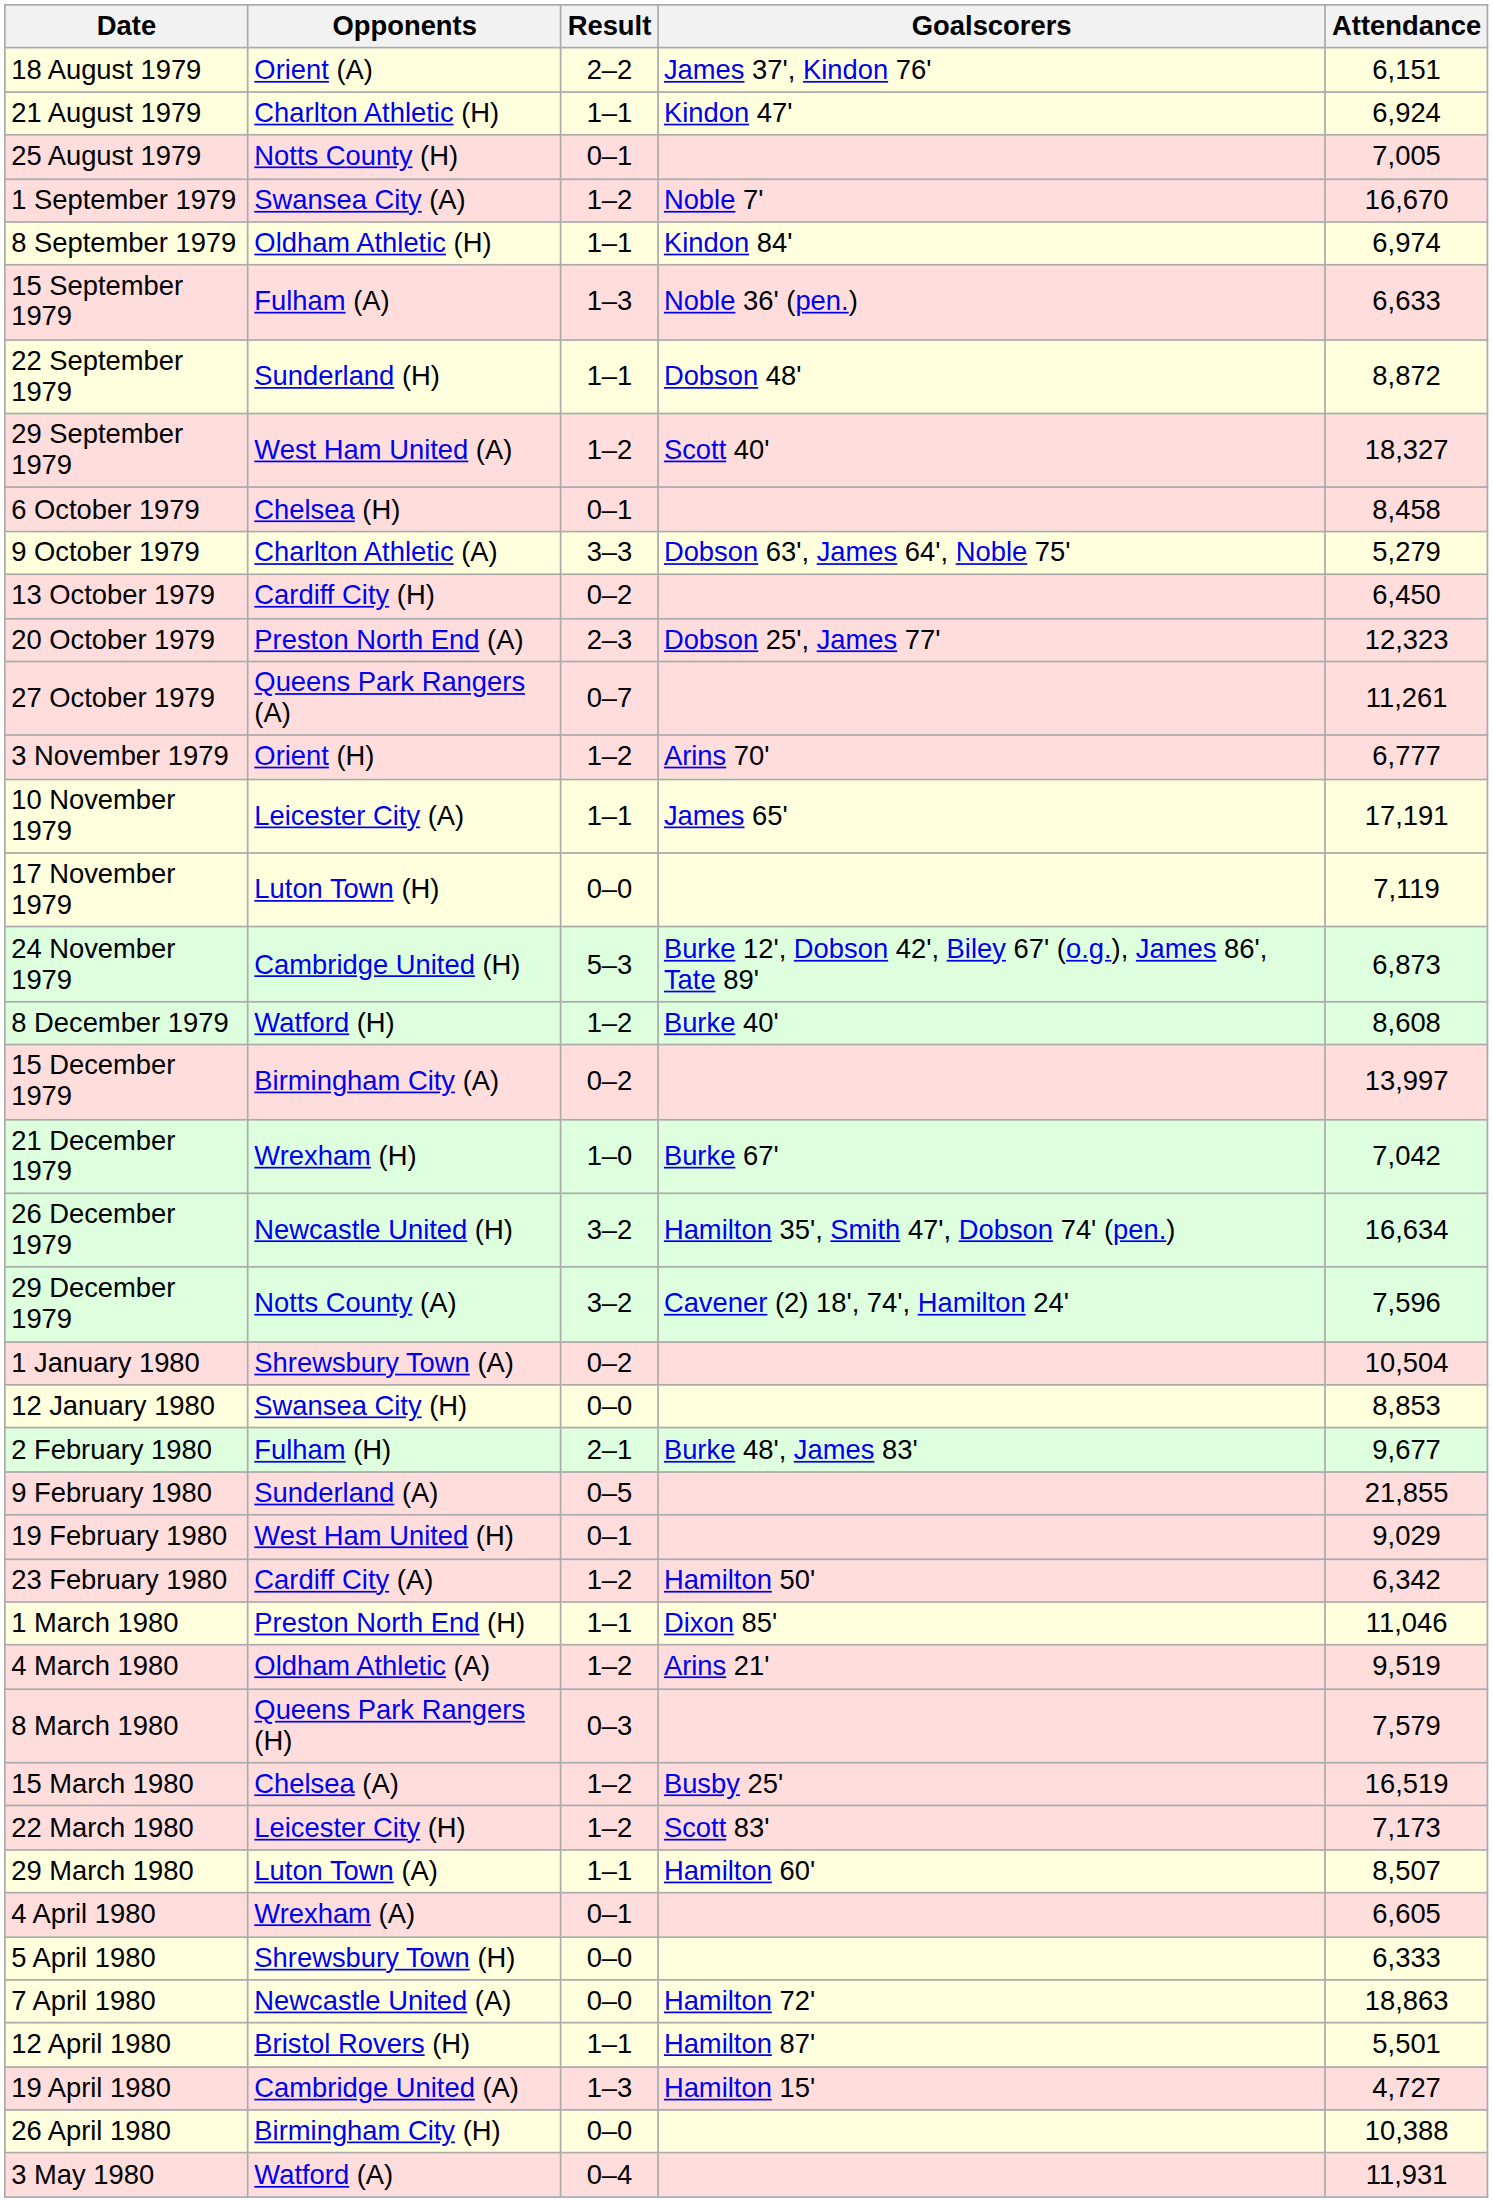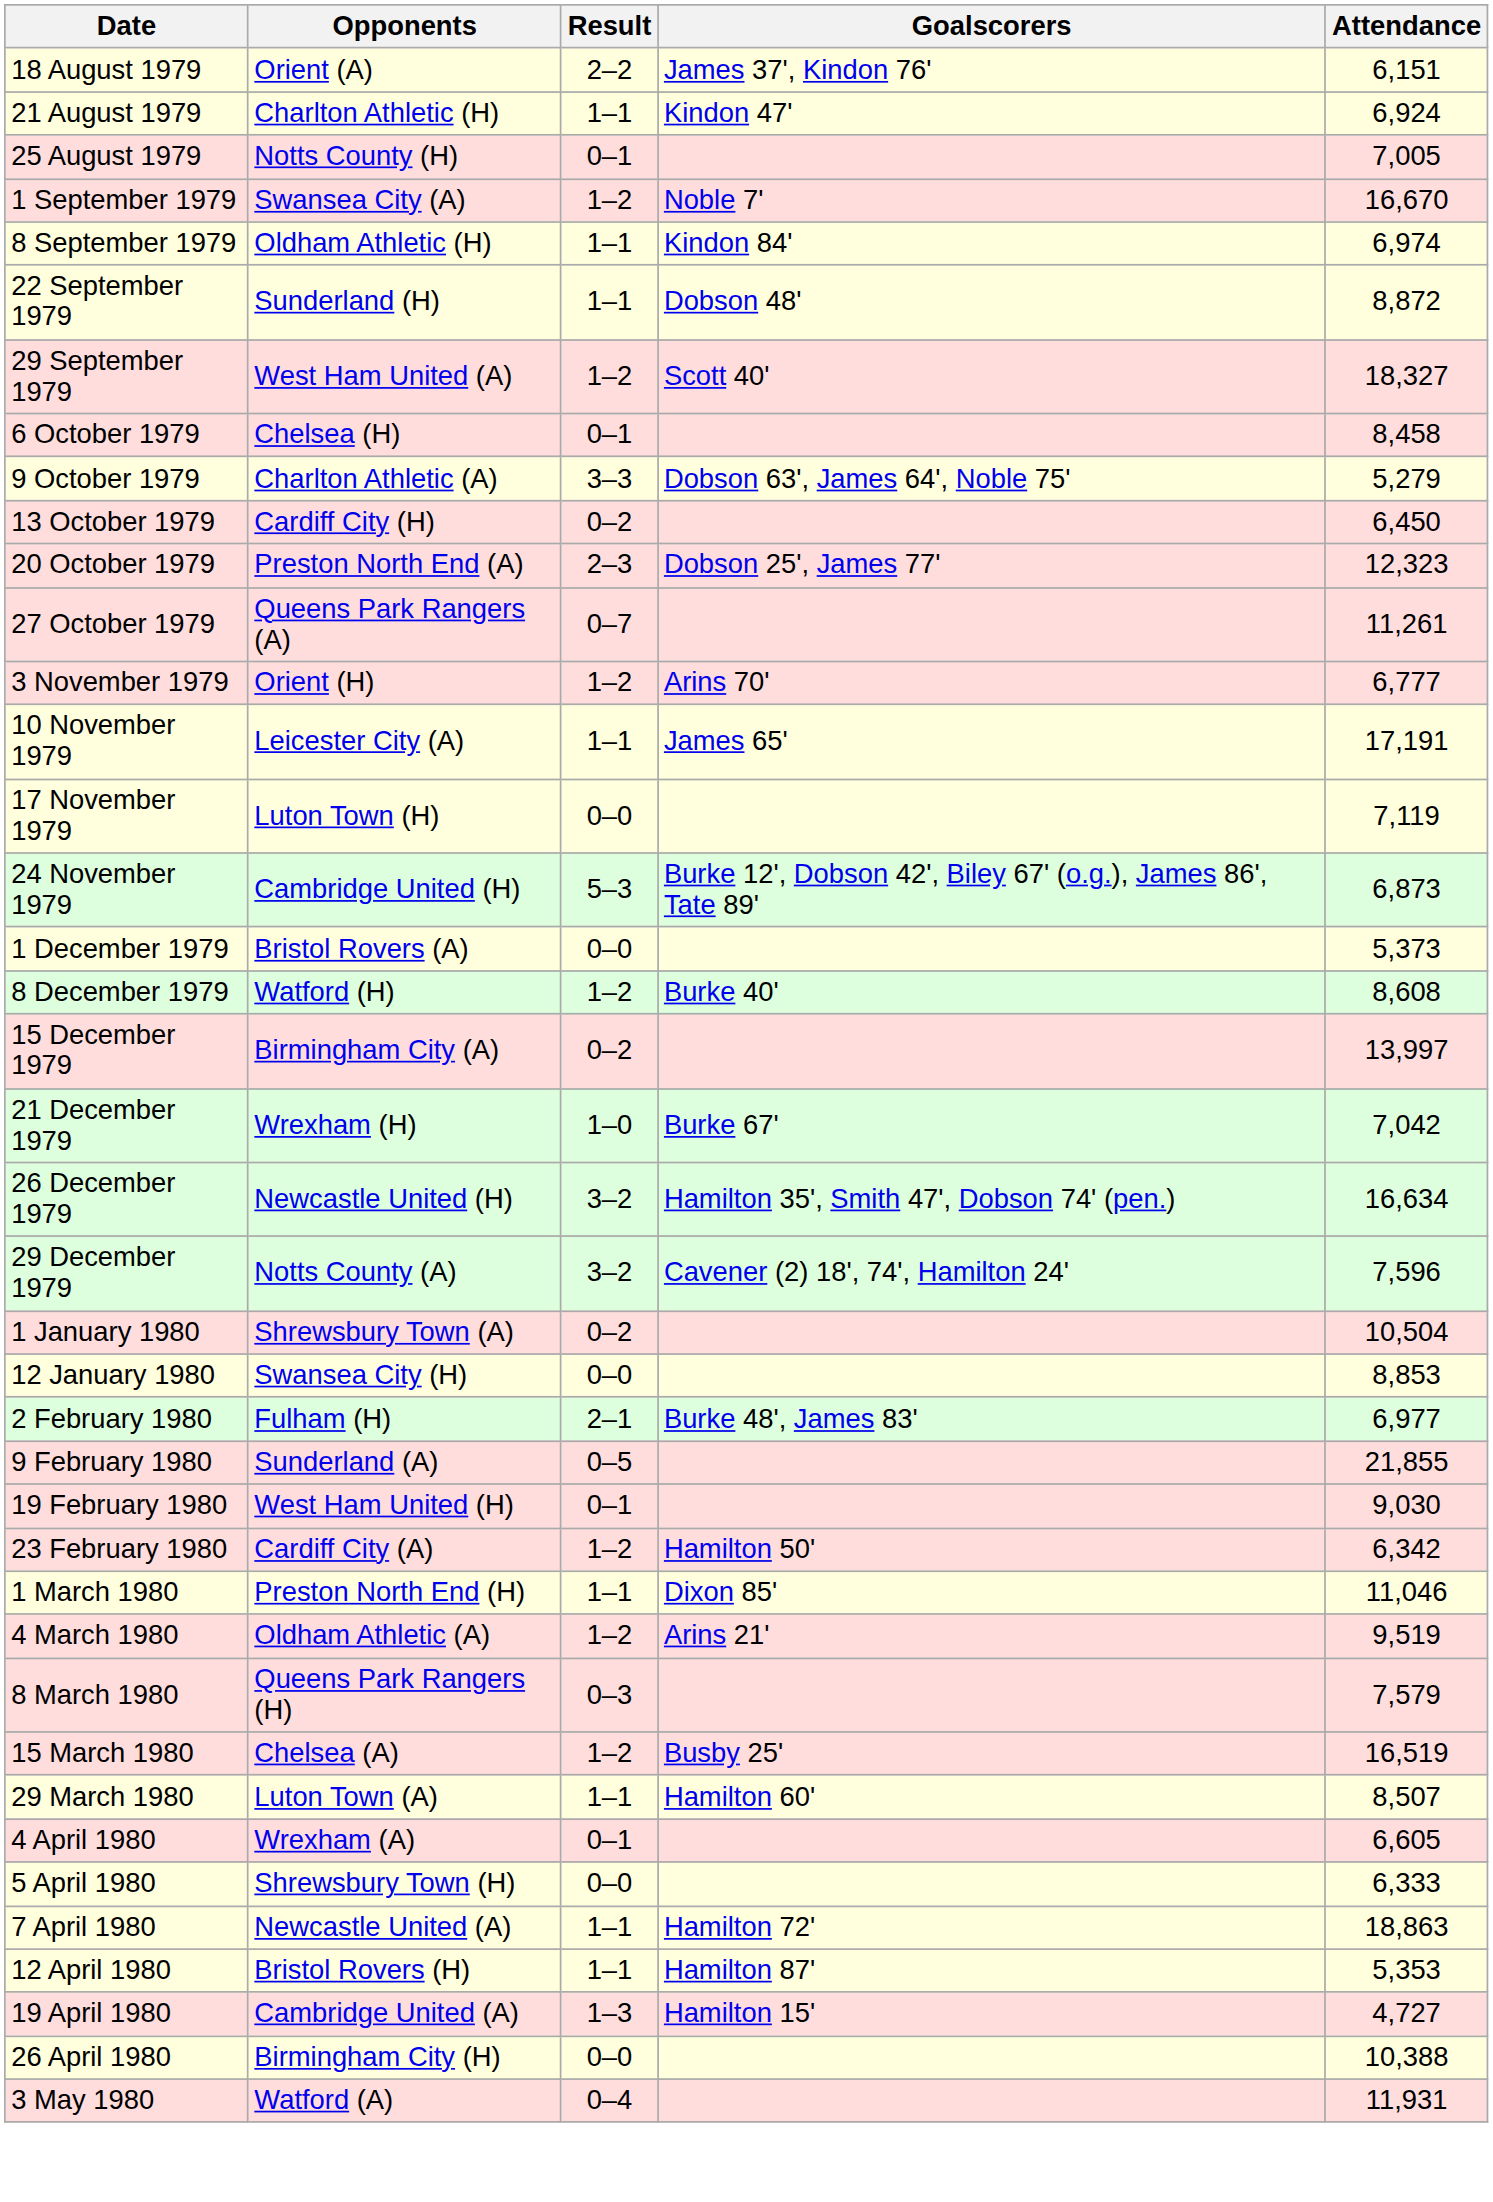- row: (97, 301)
+ row: (120, 948)
(1407, 1449) 9,677 -> (1407, 1418) 6,977
(1407, 1536) 9,029 -> (1407, 1505) 9,030
- row: (102, 1827)
(609, 2001) 0–0 -> (609, 1926) 1–1
(1407, 2044) 5,501 -> (1407, 1970) 5,353
